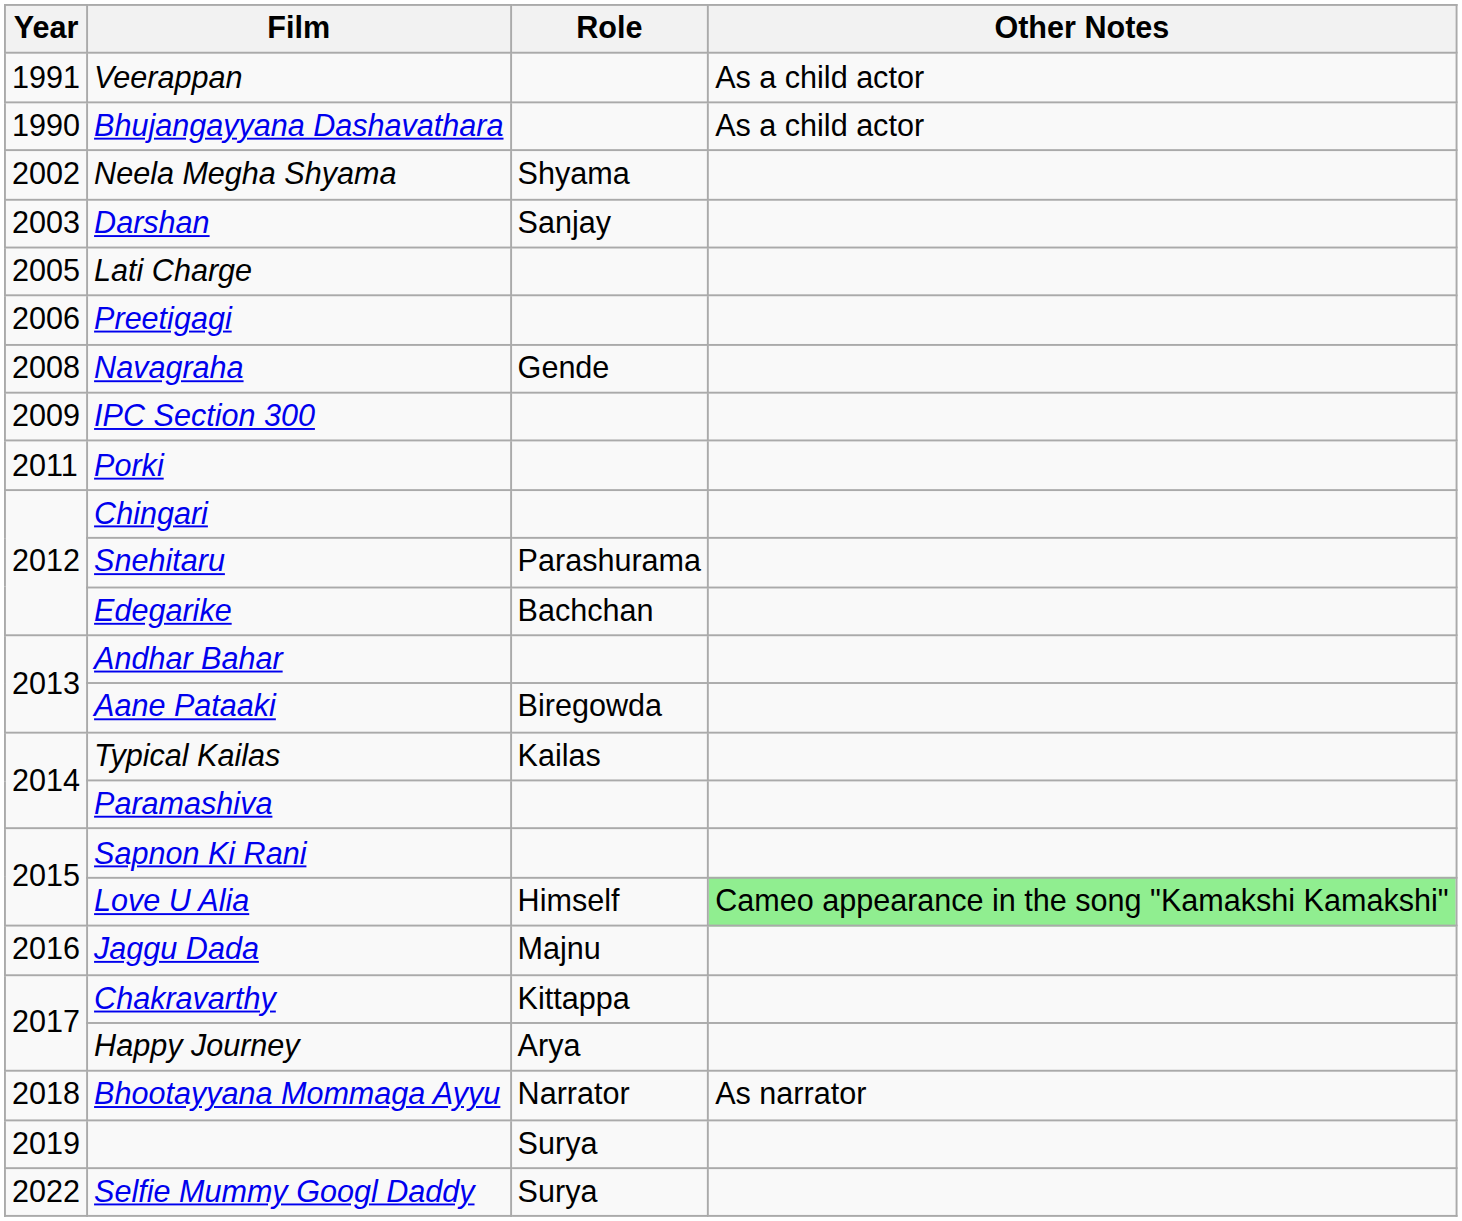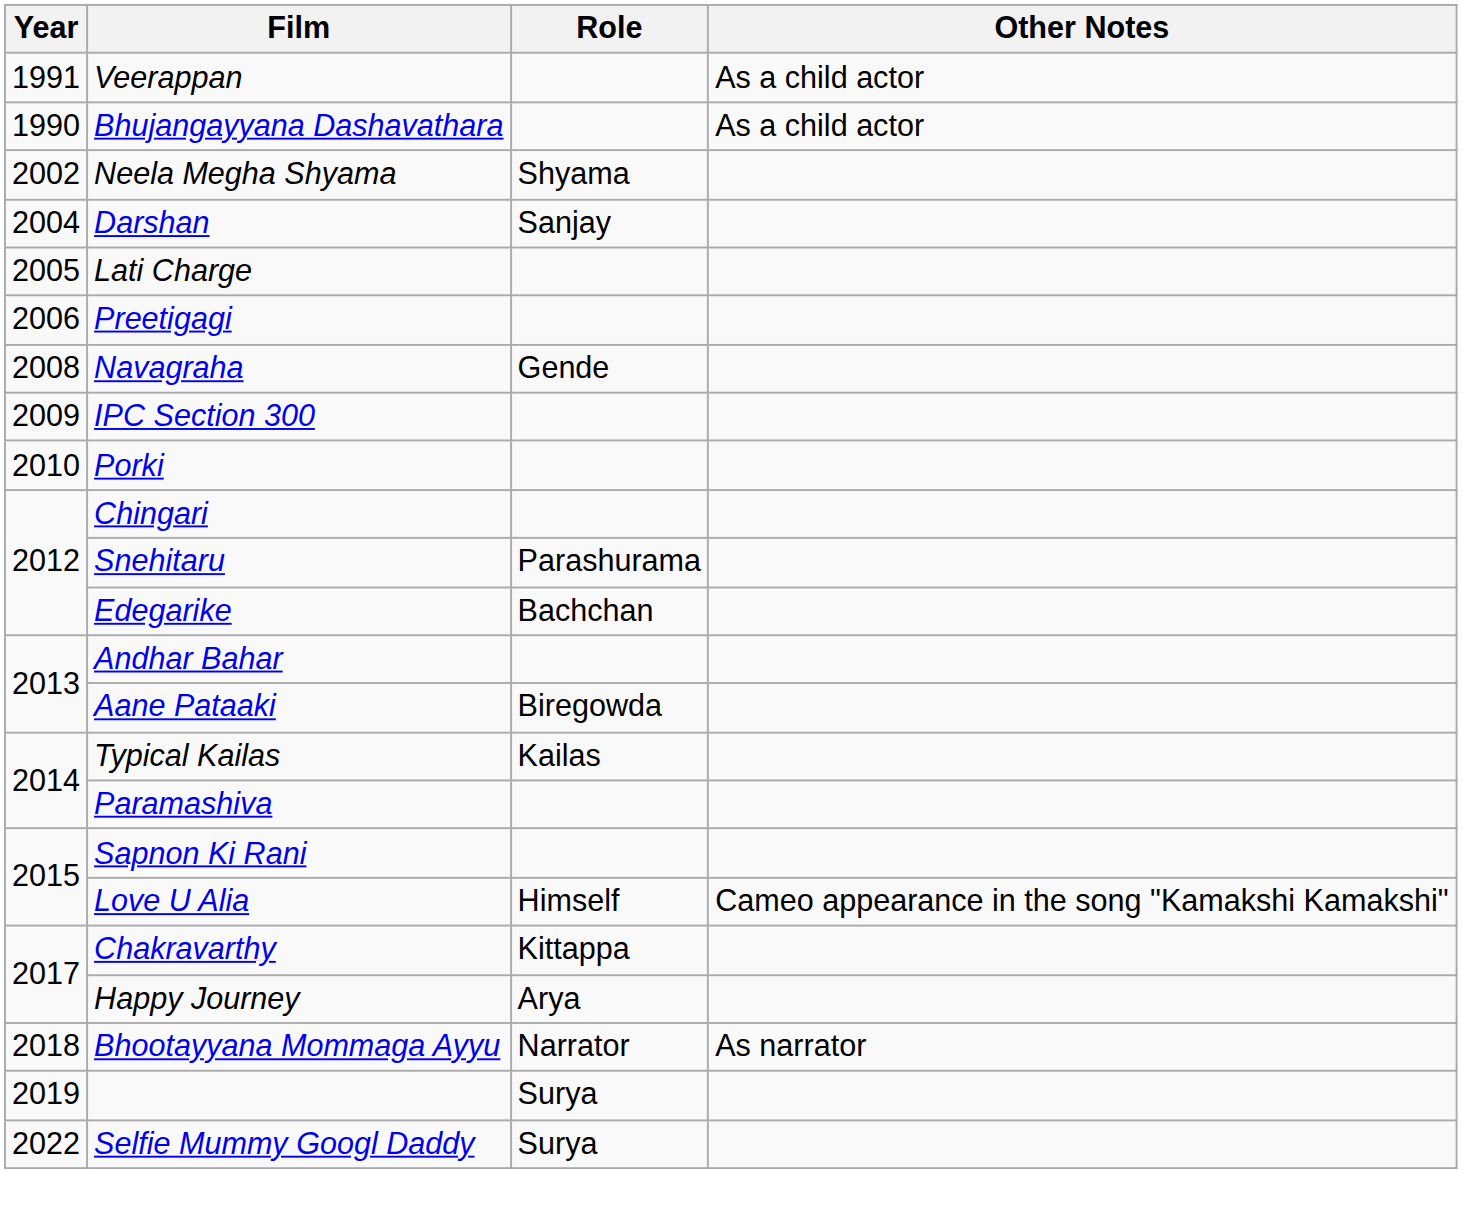(46, 222) 2003 -> (46, 222) 2004
(45, 464) 2011 -> (46, 464) 2010
(1082, 901) lightgreen background -> (1082, 901) no background
- row: (176, 949)
